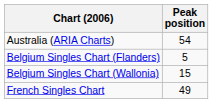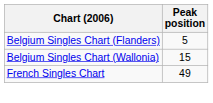- row: (60, 40)
